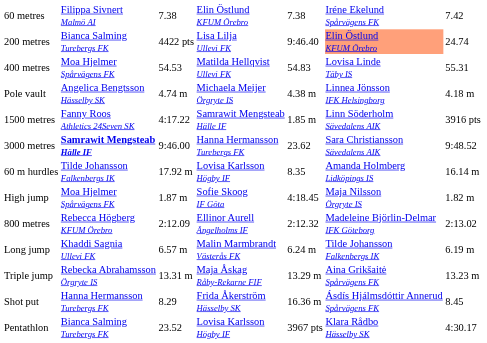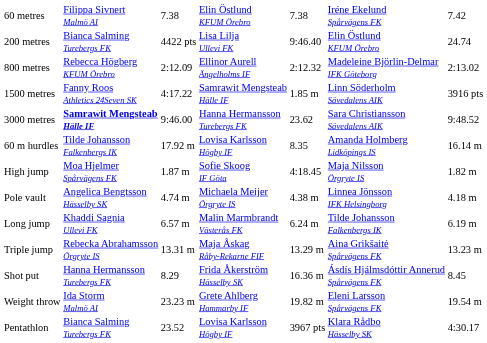(352, 41) lightsalmon background -> (354, 41) no background
- row: (27, 67)
rows swapped: (27, 223) <-> (25, 93)
+ row: (32, 301)
